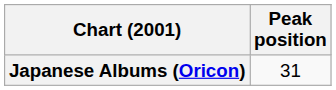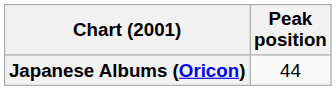(290, 70) 31 -> (290, 70) 44
